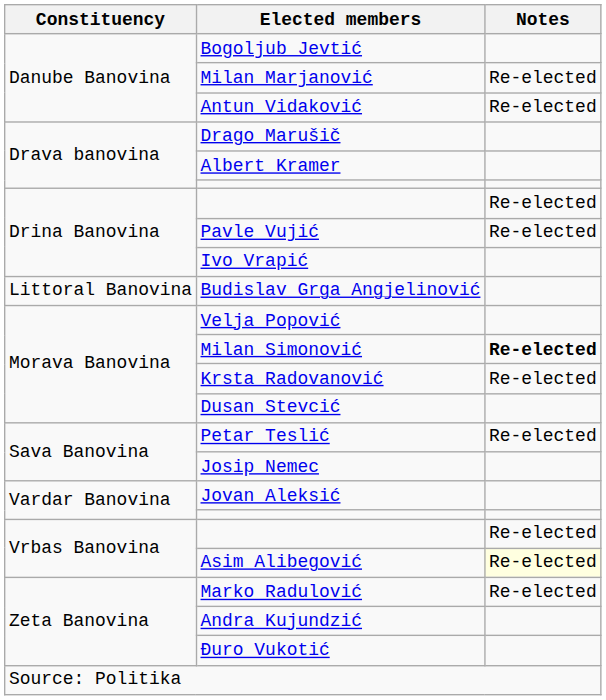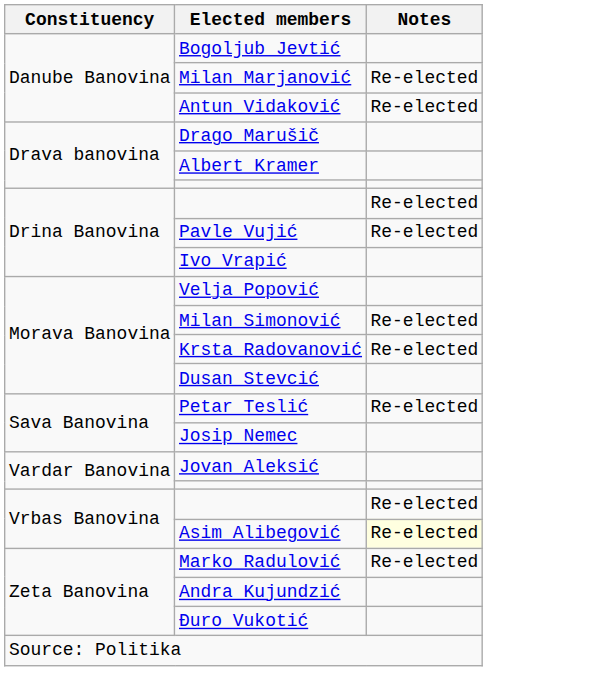- row: (100, 291)
(543, 349) bold -> (424, 320) normal
